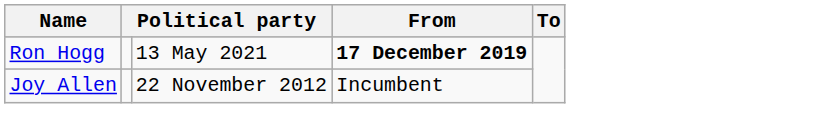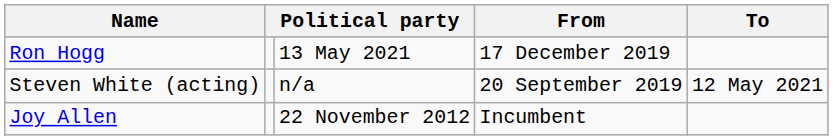(432, 53) bold -> (575, 53) normal
+ row: (135, 86)
